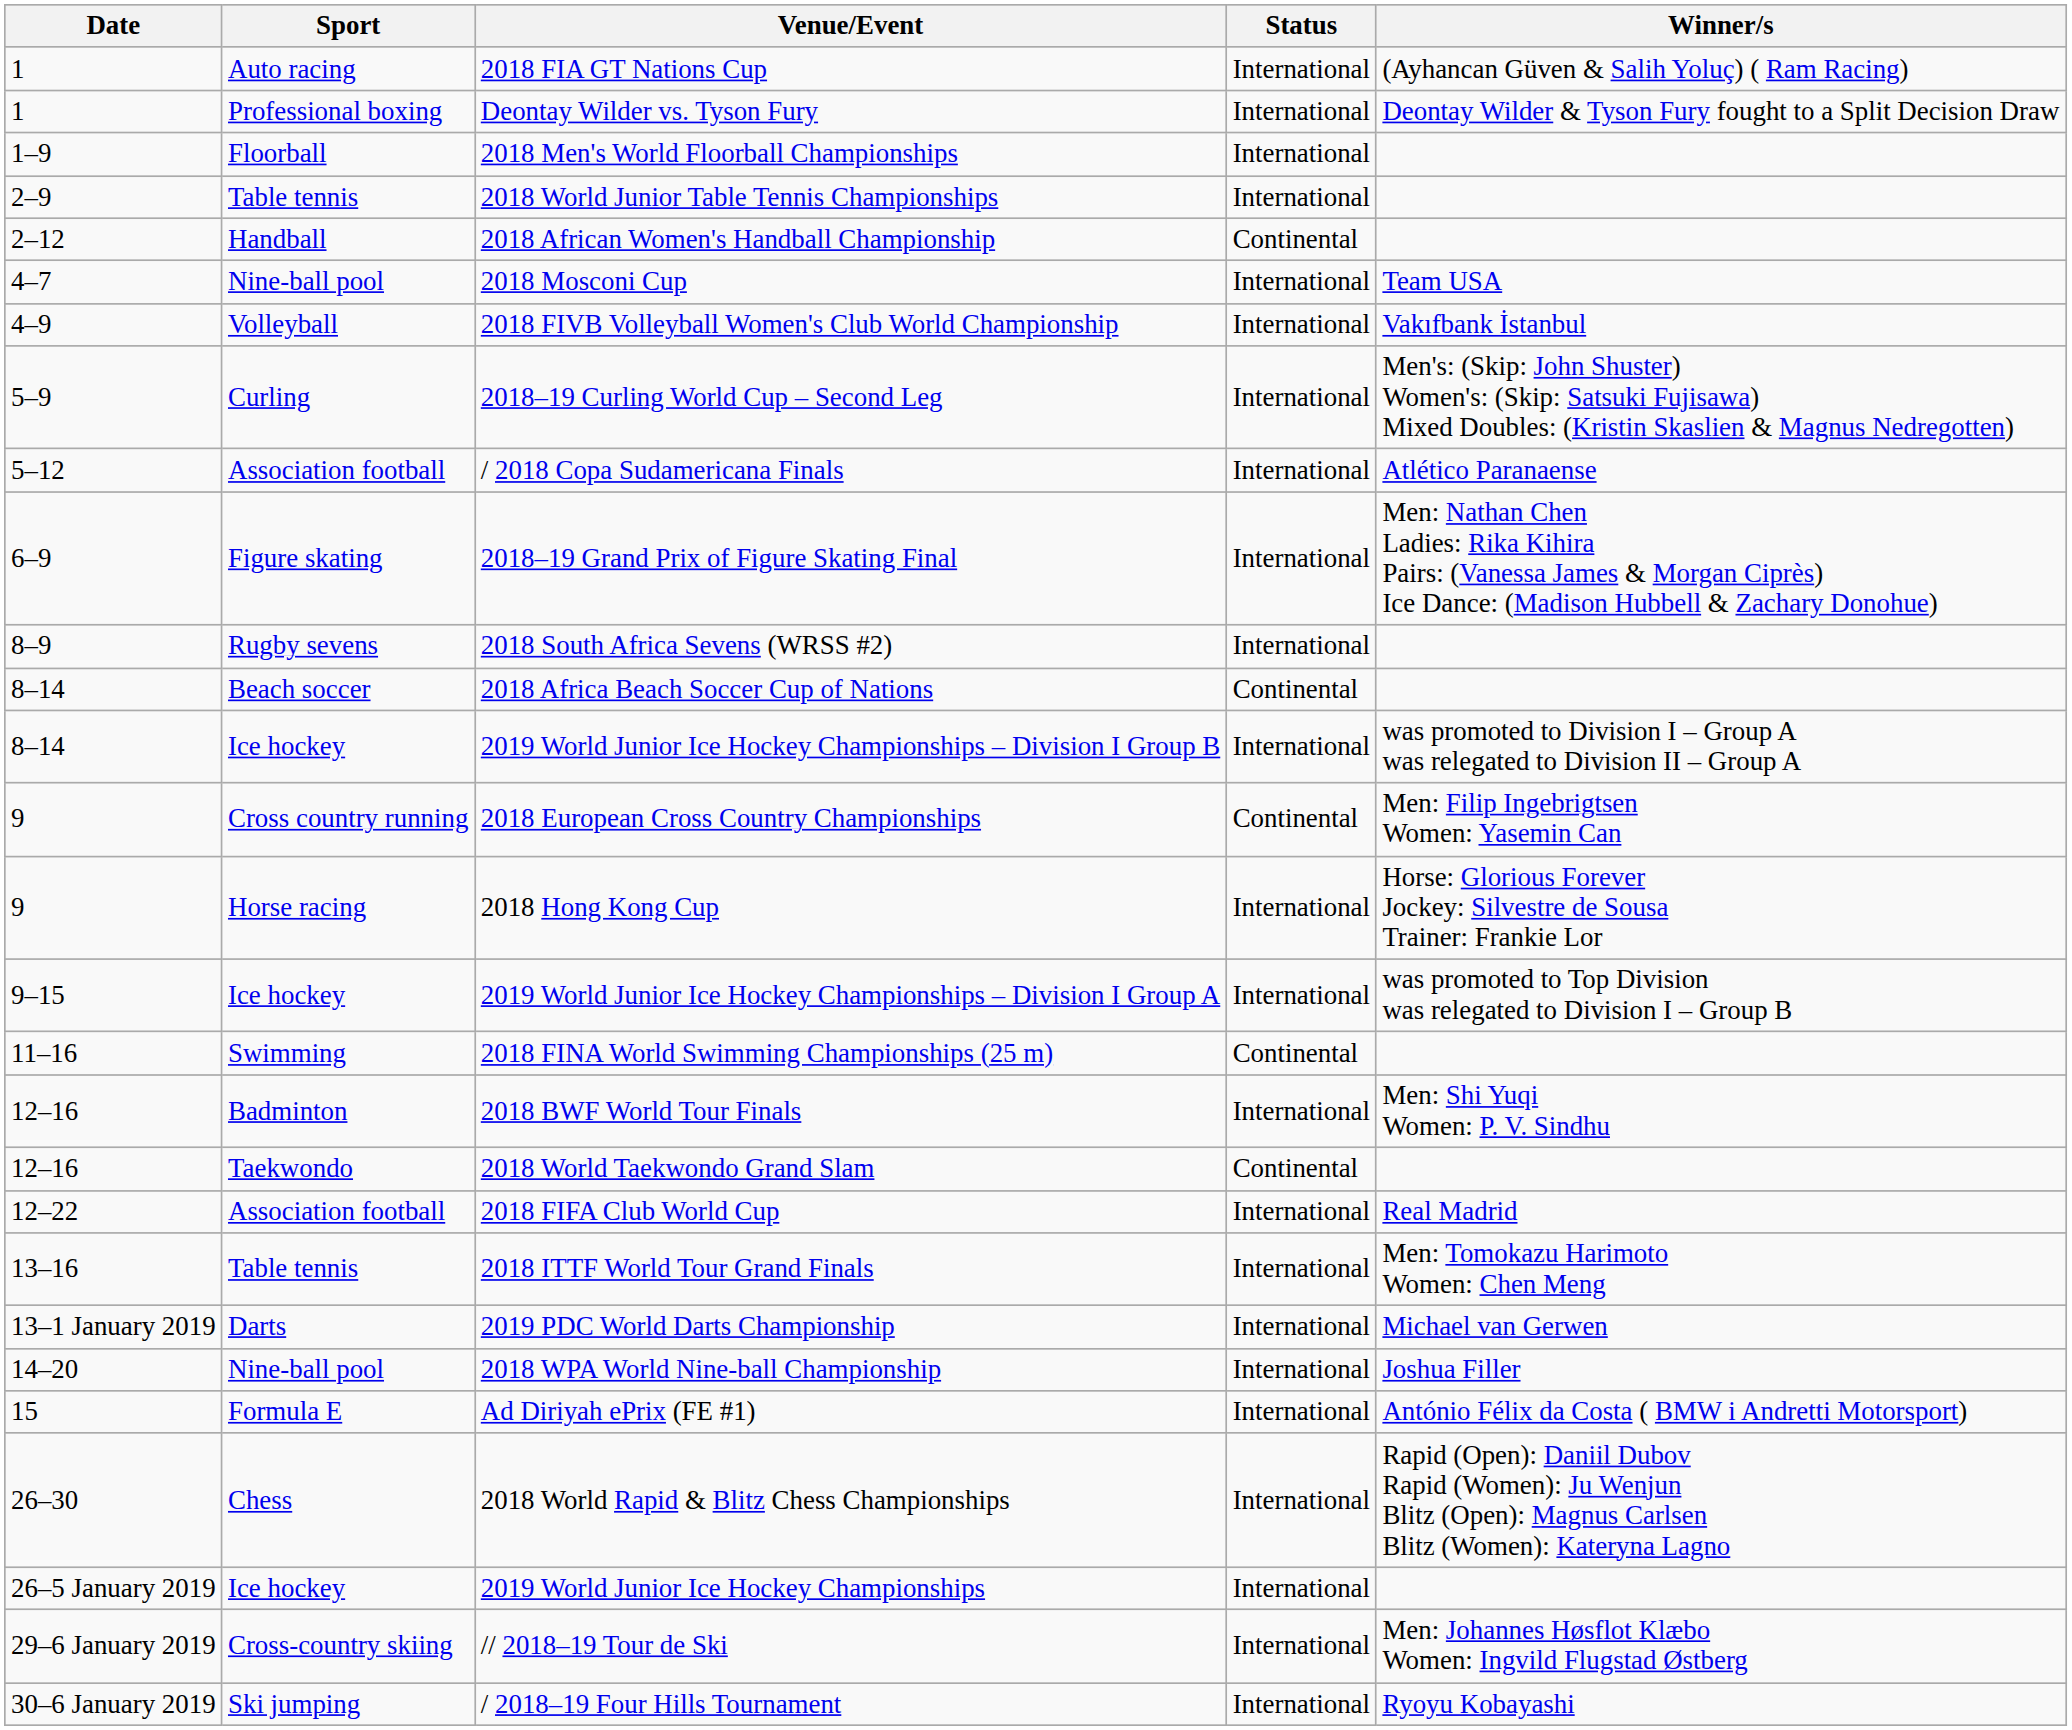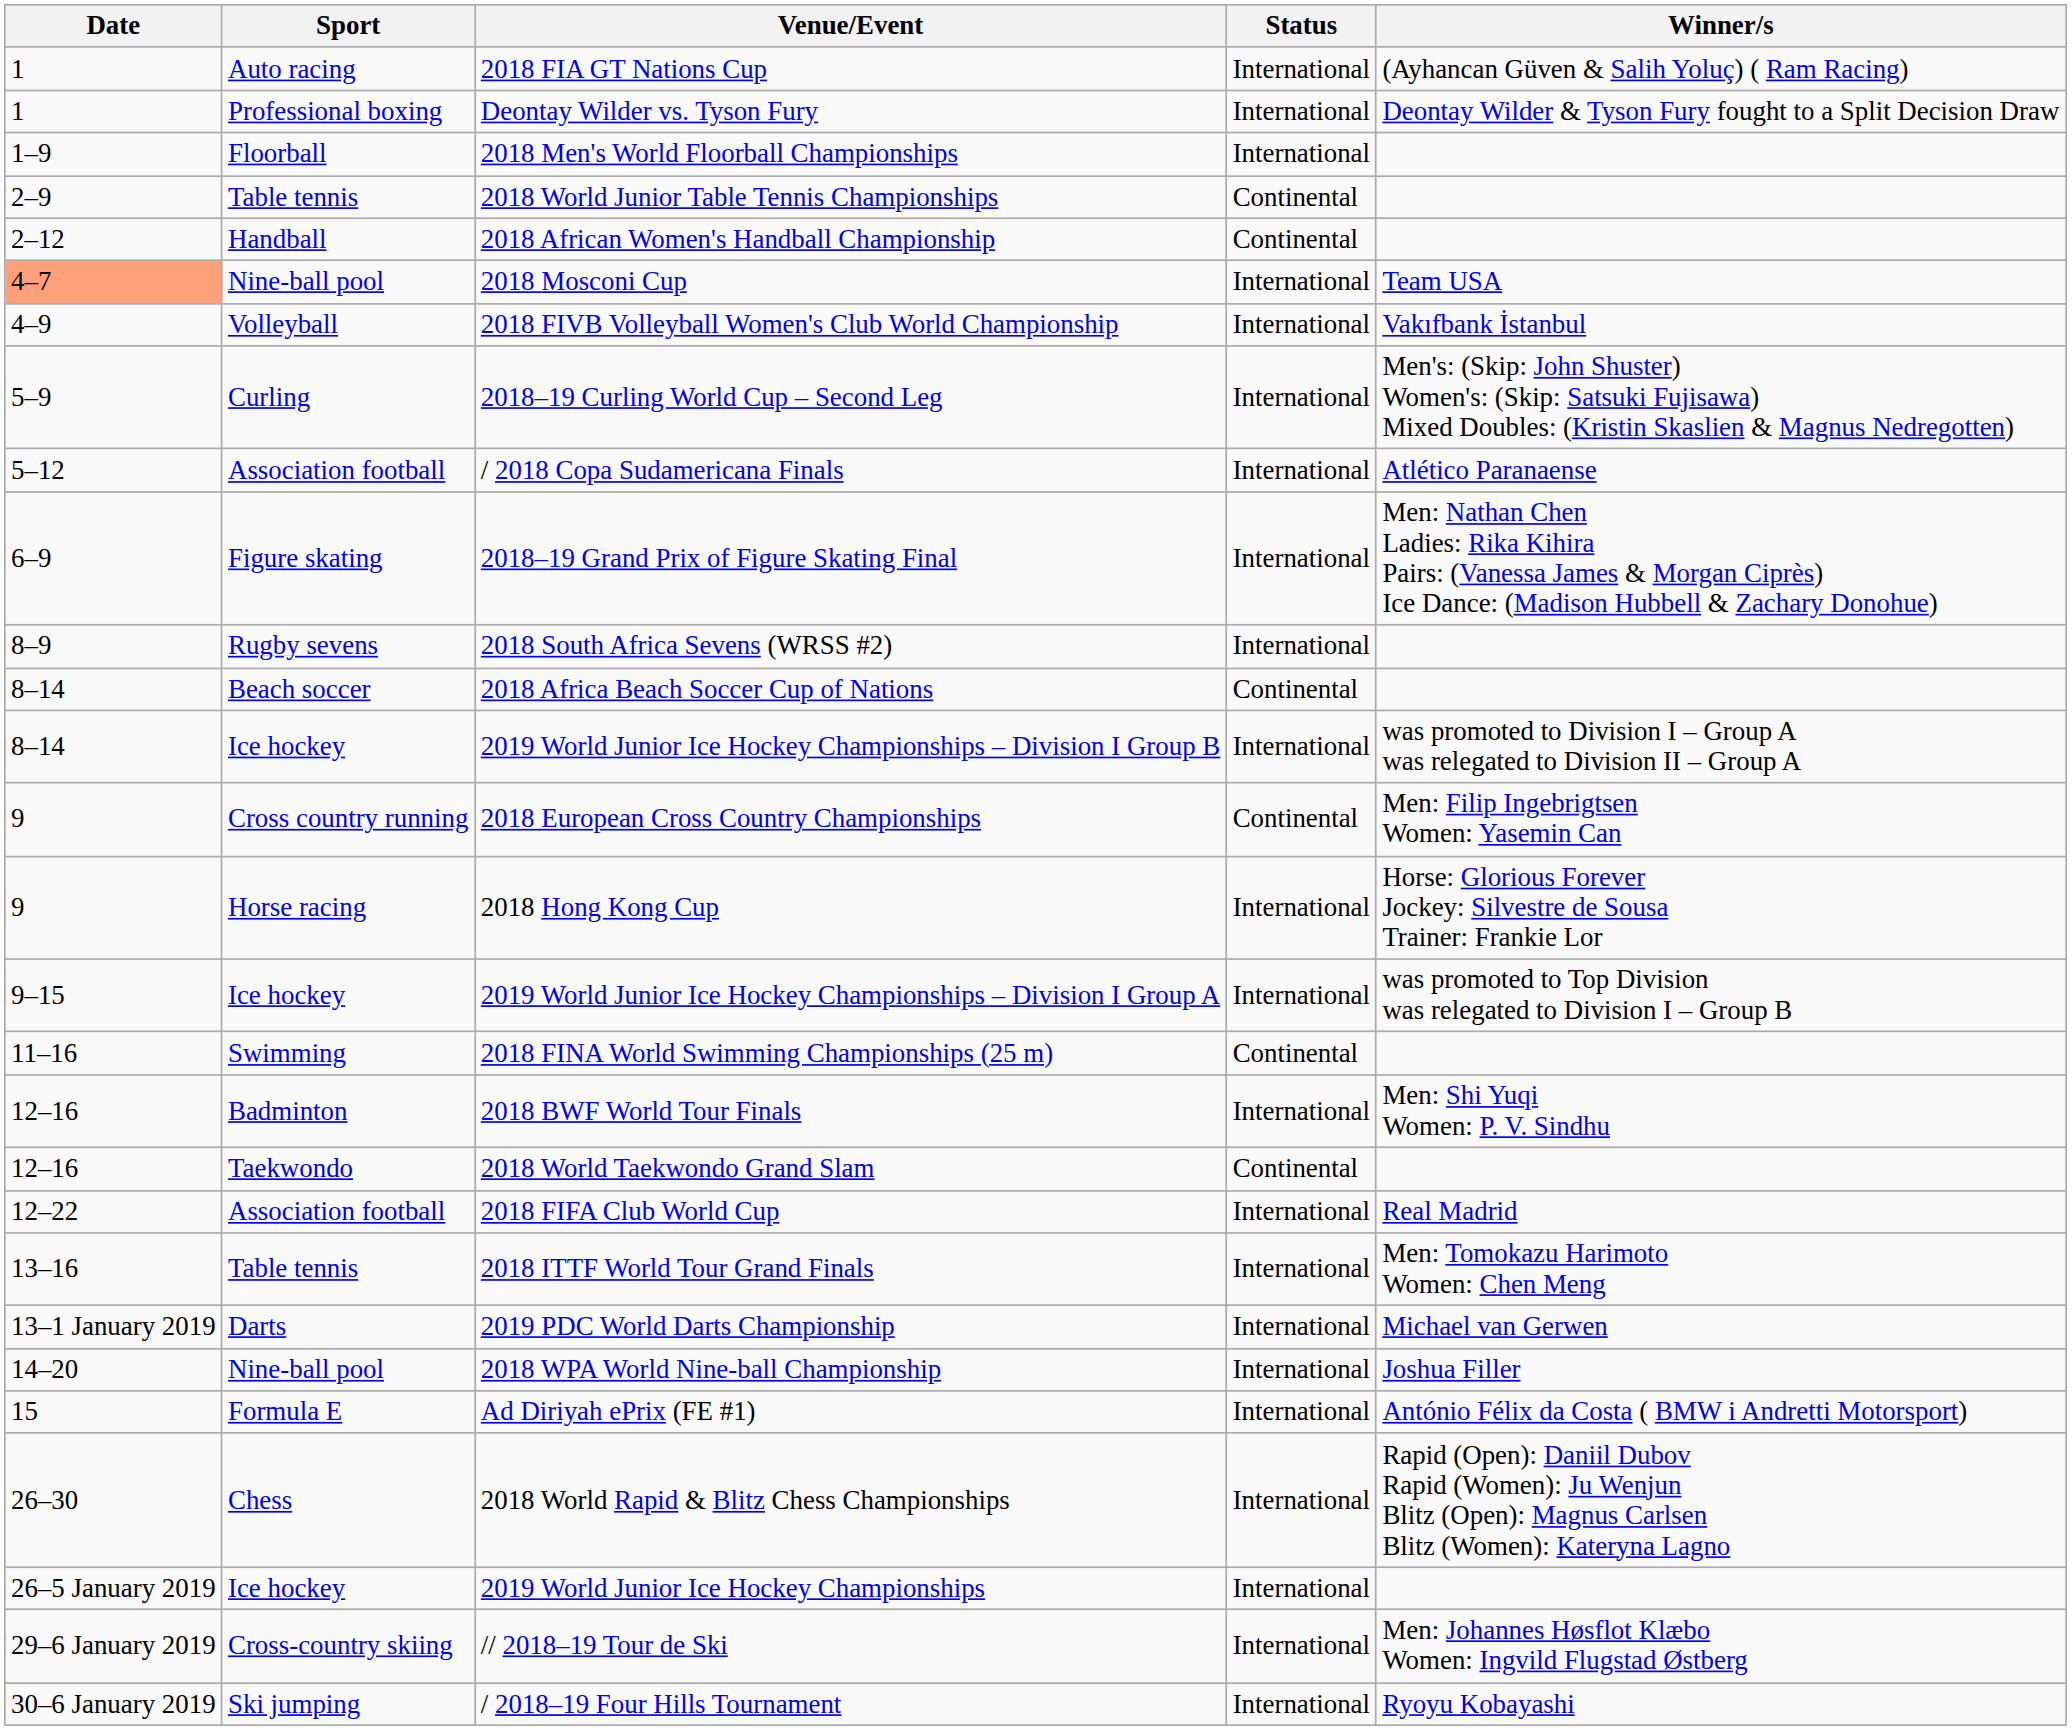(1301, 196) International -> (1295, 196) Continental
(31, 281) no background -> (31, 281) lightsalmon background
